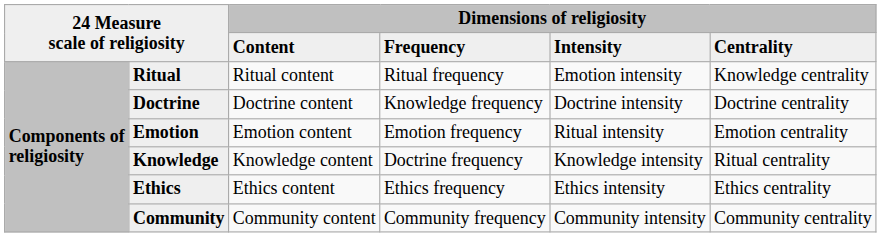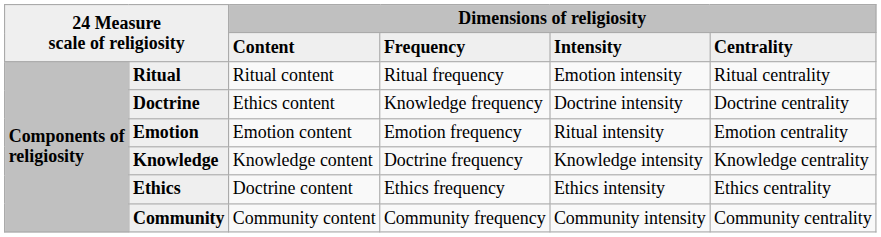(791, 75) Knowledge centrality -> (772, 75) Ritual centrality
(293, 103) Doctrine content -> (284, 103) Ethics content
(772, 160) Ritual centrality -> (791, 160) Knowledge centrality
(284, 189) Ethics content -> (293, 189) Doctrine content
